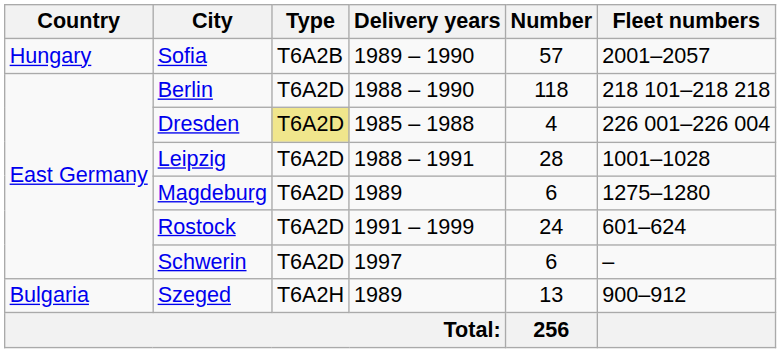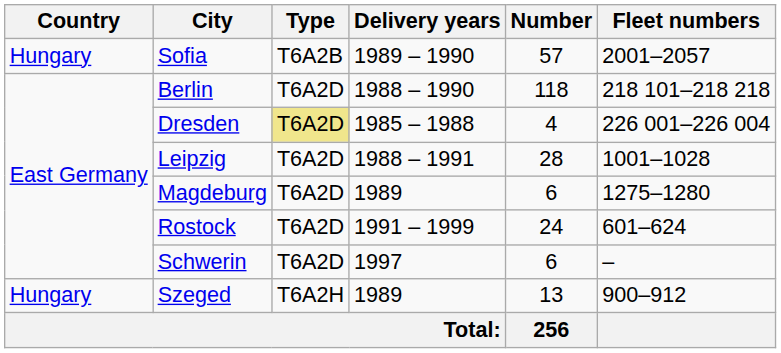(49, 295) Bulgaria -> (50, 295) Hungary
